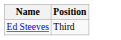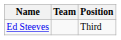+ column: (65, 12)
